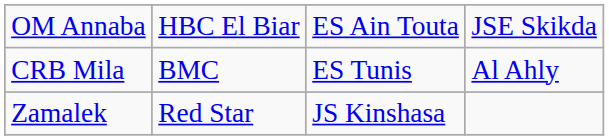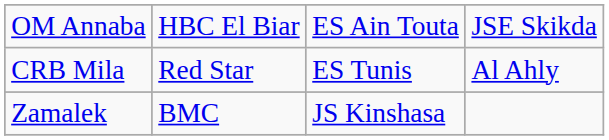(189, 69) BMC -> (206, 69) Red Star
(206, 112) Red Star -> (189, 112) BMC
